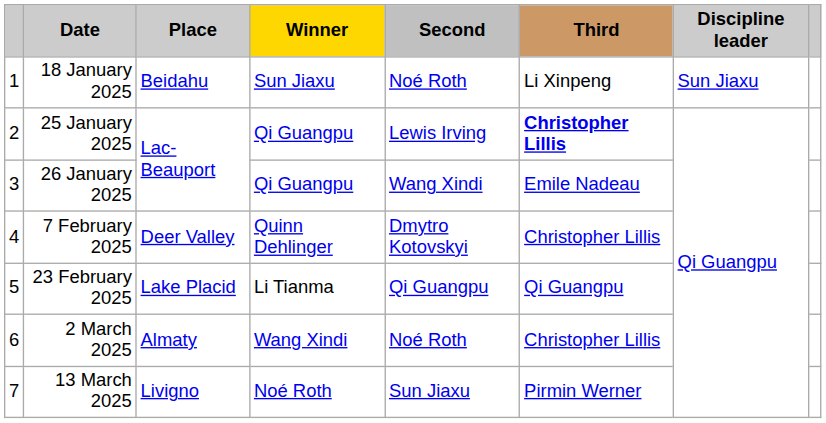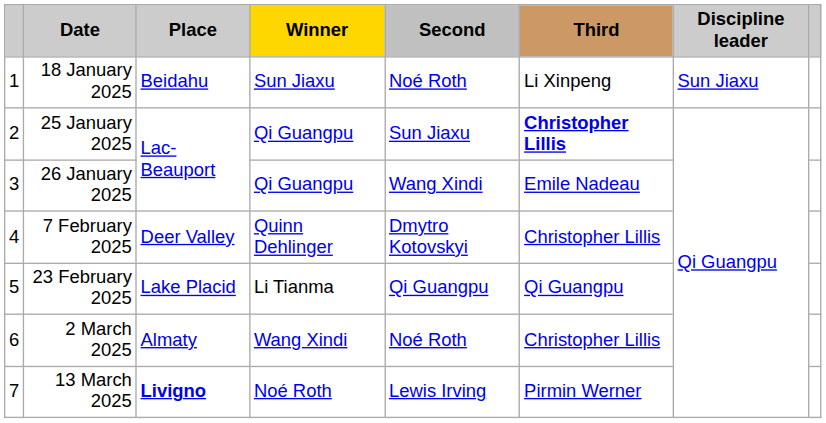(438, 133) Lewis Irving -> (429, 133) Sun Jiaxu
(170, 391) normal -> (173, 391) bold
(429, 391) Sun Jiaxu -> (438, 391) Lewis Irving
